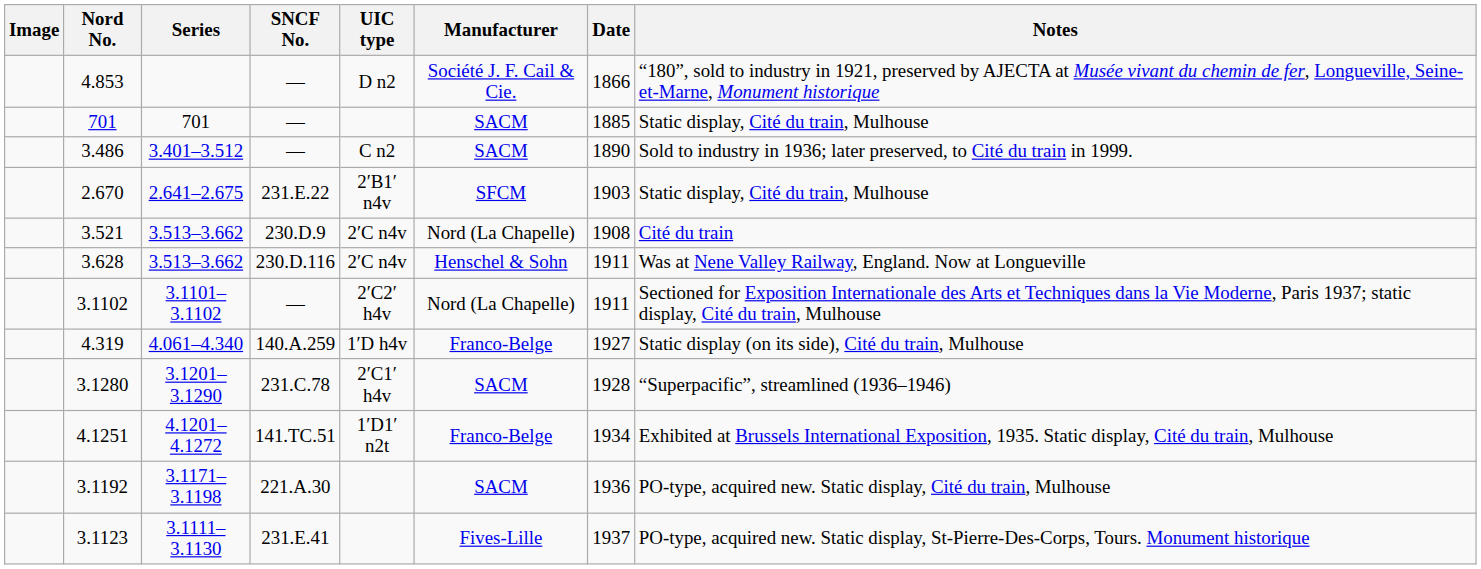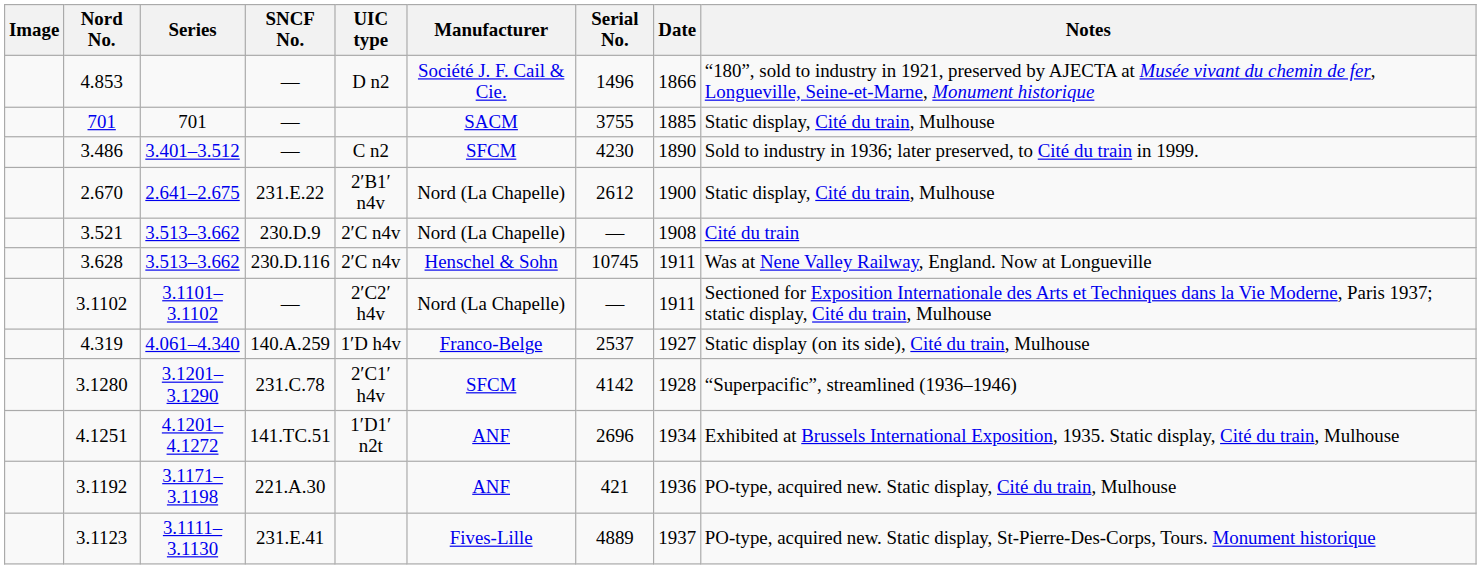+ column: (615, 30)
(501, 151) SACM -> (491, 151) SFCM
(501, 192) SFCM -> (491, 192) Nord (La Chapelle)
(611, 192) 1903 -> (677, 192) 1900
(501, 384) SACM -> (491, 384) SFCM
(501, 435) Franco-Belge -> (491, 435) ANF
(501, 486) SACM -> (491, 486) ANF
